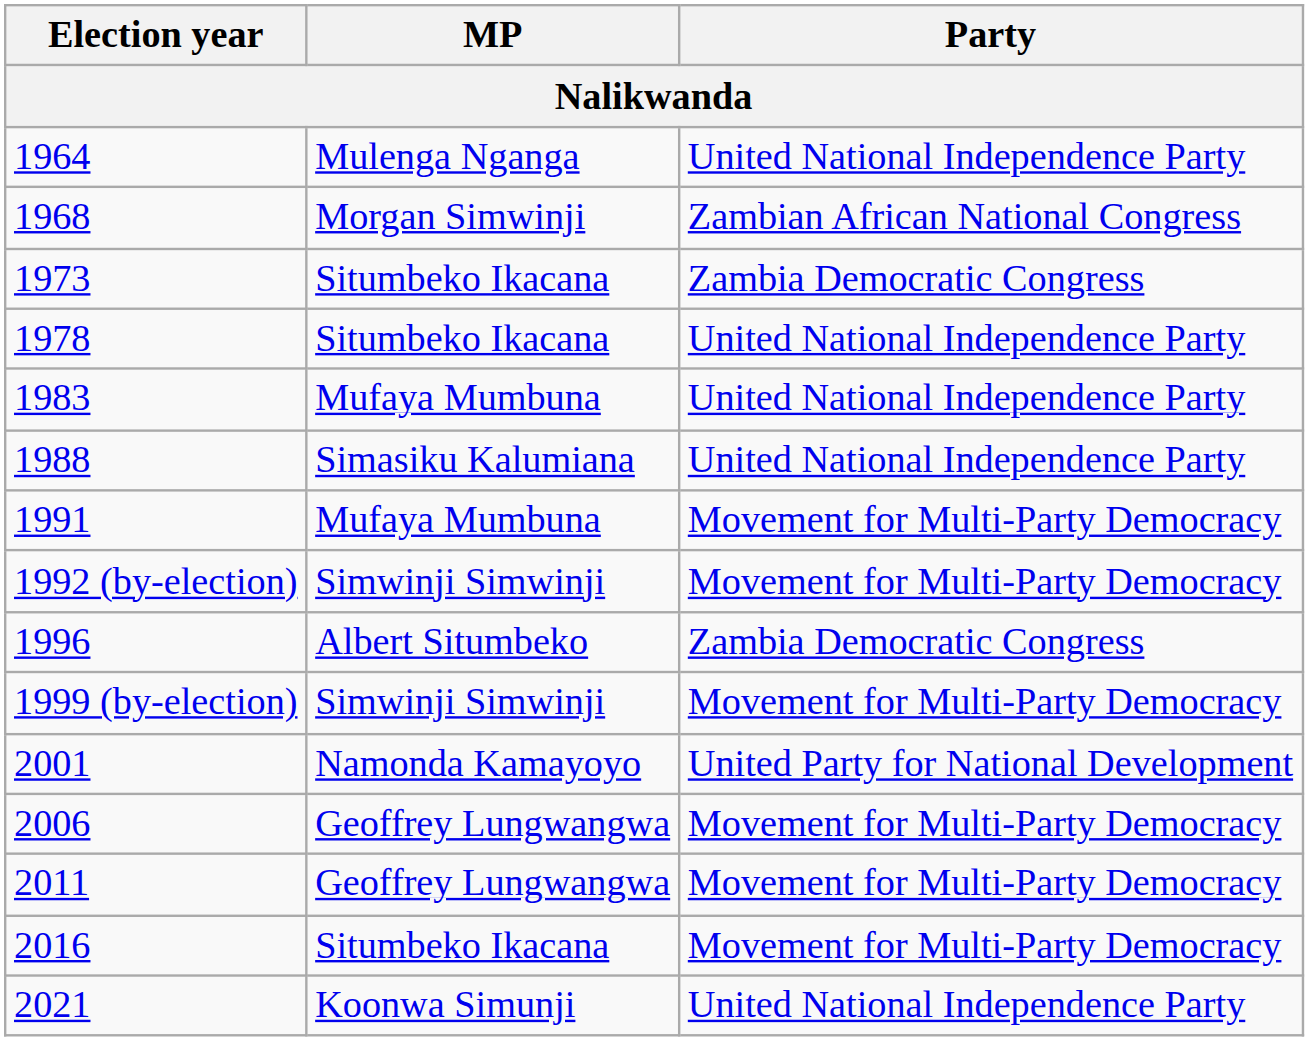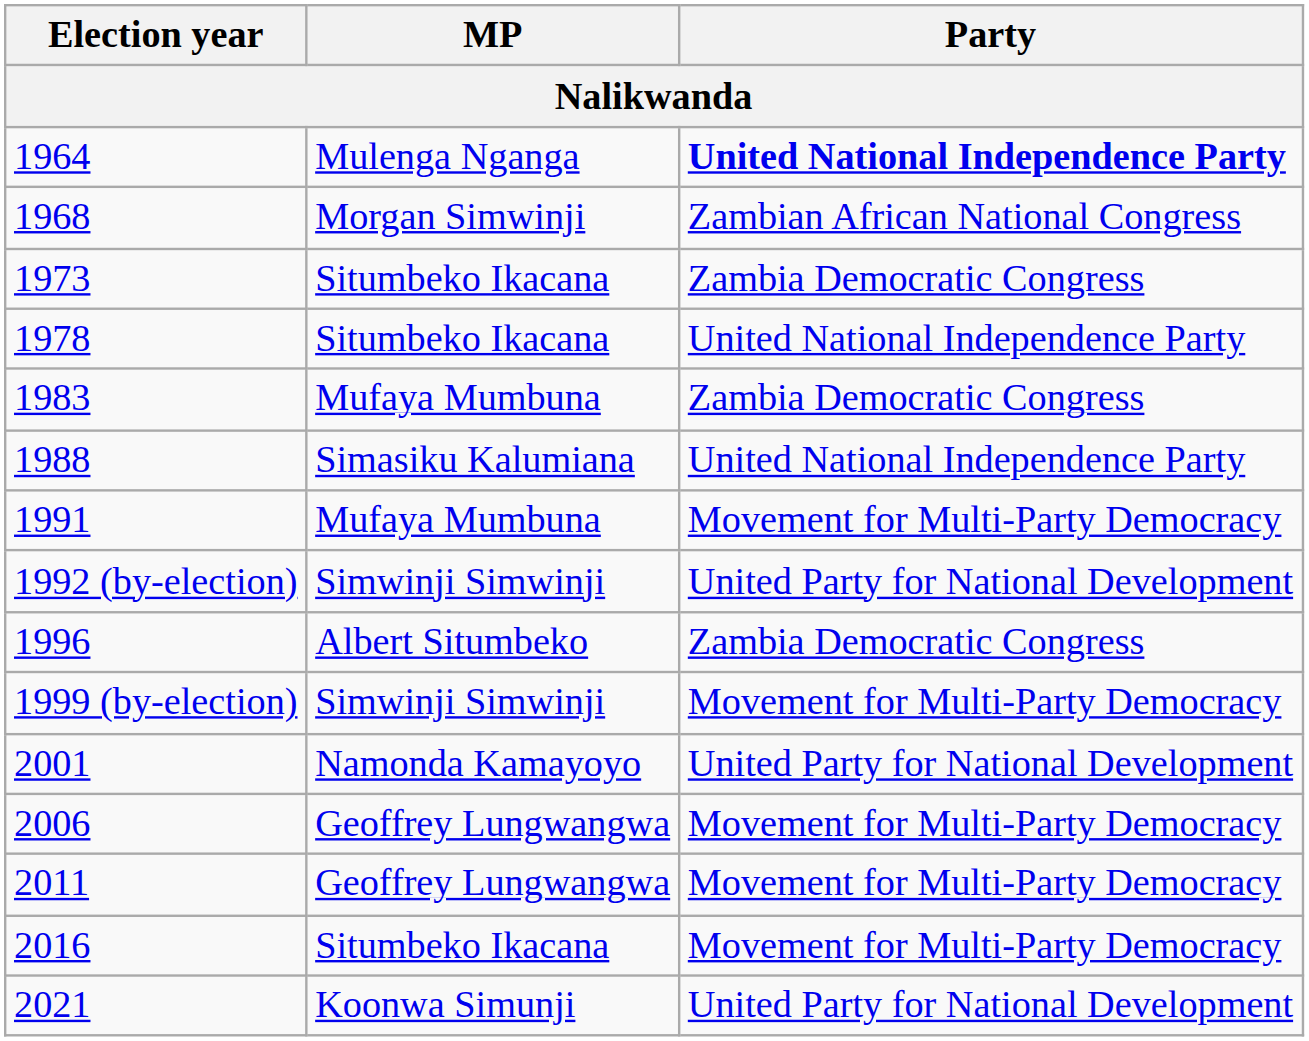(967, 156) normal -> (987, 156) bold
(967, 398) United National Independence Party -> (916, 398) Zambia Democratic Congress
(985, 580) Movement for Multi-Party Democracy -> (990, 580) United Party for National Development
(967, 1005) United National Independence Party -> (990, 1005) United Party for National Development
